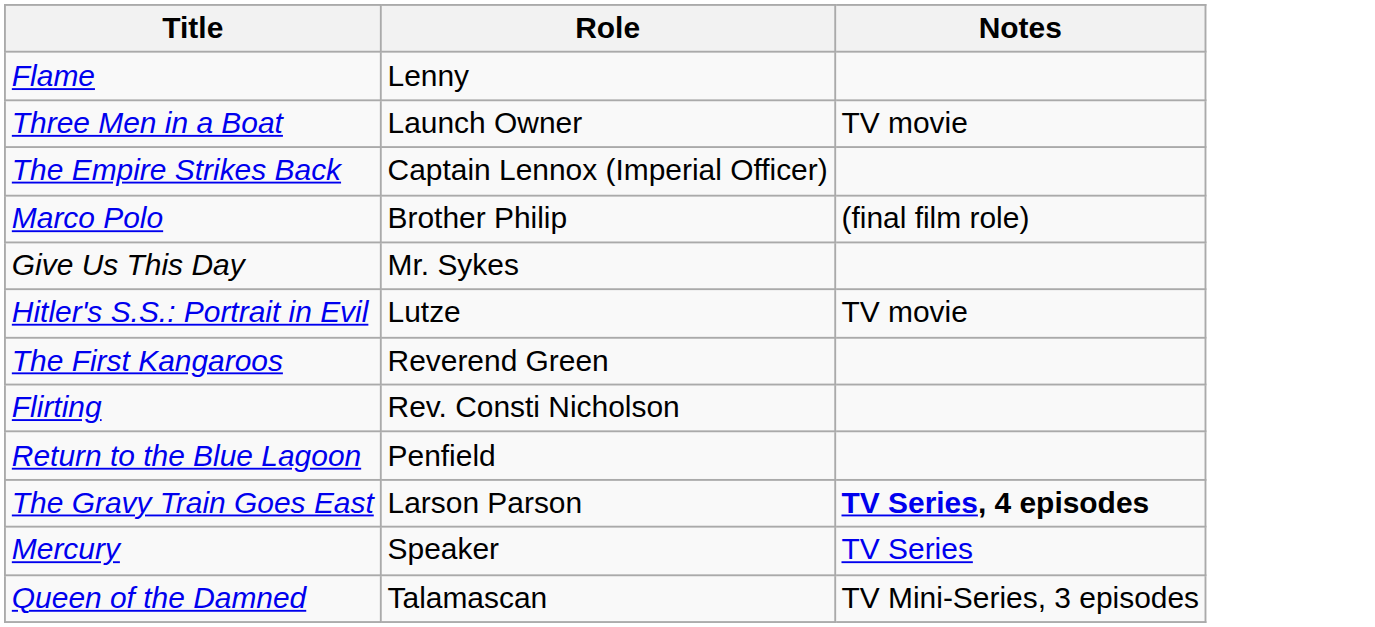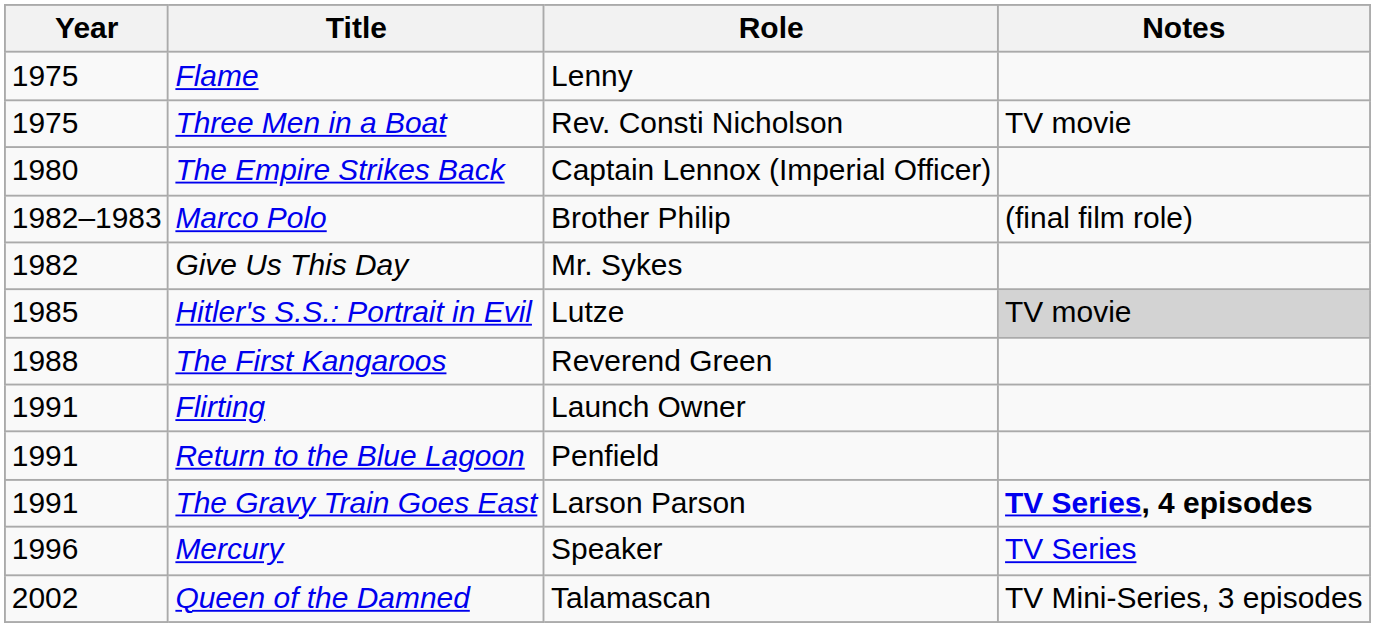+ column: (87, 28)
(485, 123) Launch Owner -> (697, 123) Rev. Consti Nicholson
(905, 312) no background -> (1068, 312) lightgrey background
(534, 407) Rev. Consti Nicholson -> (648, 407) Launch Owner
